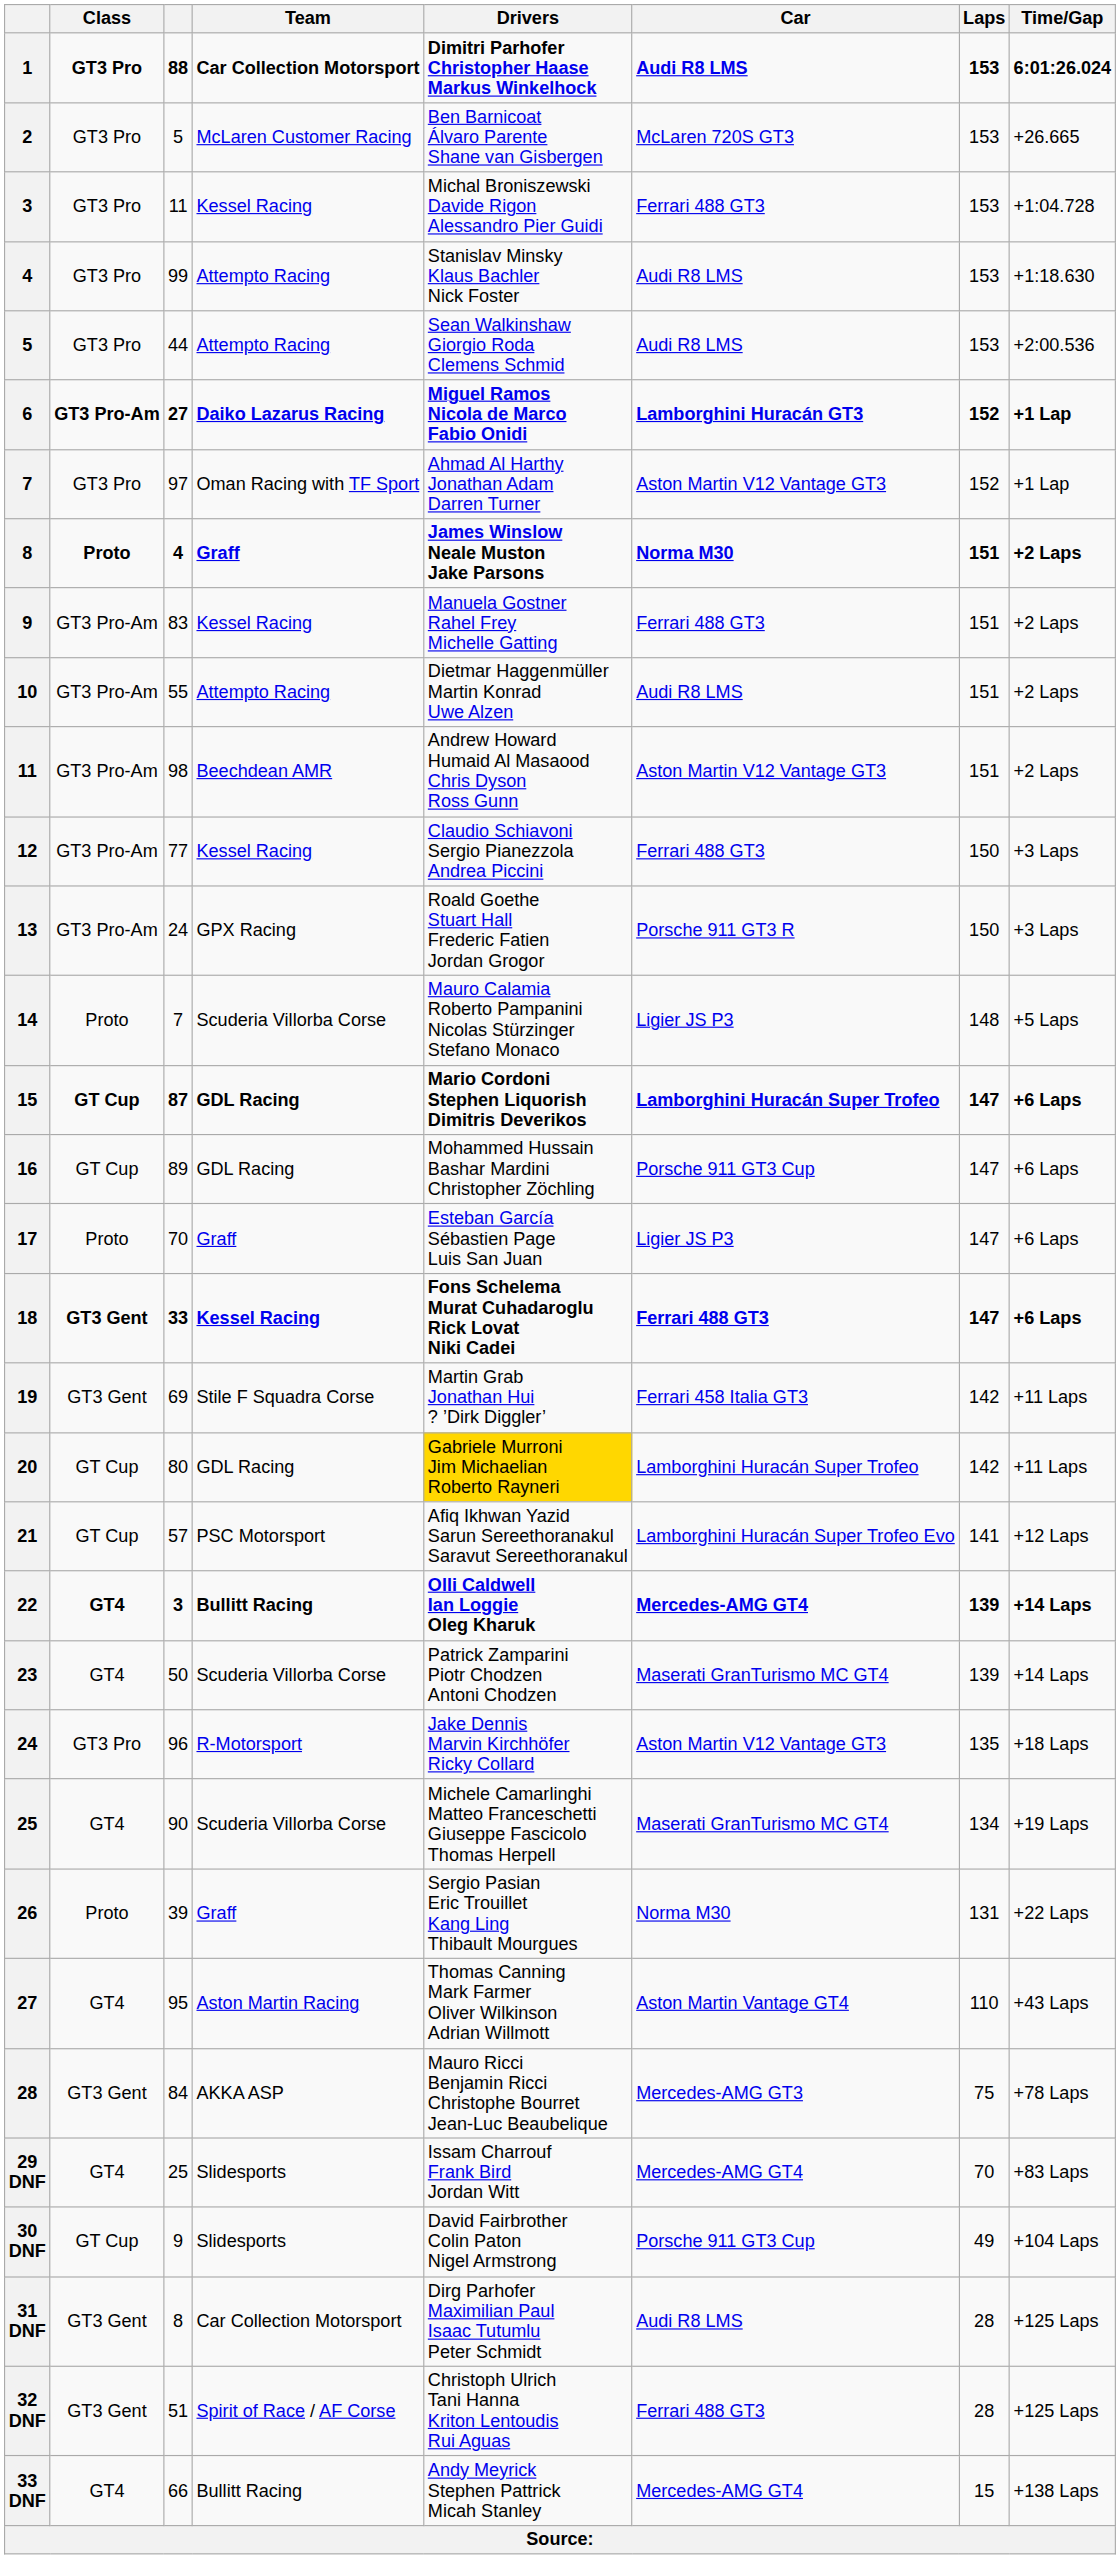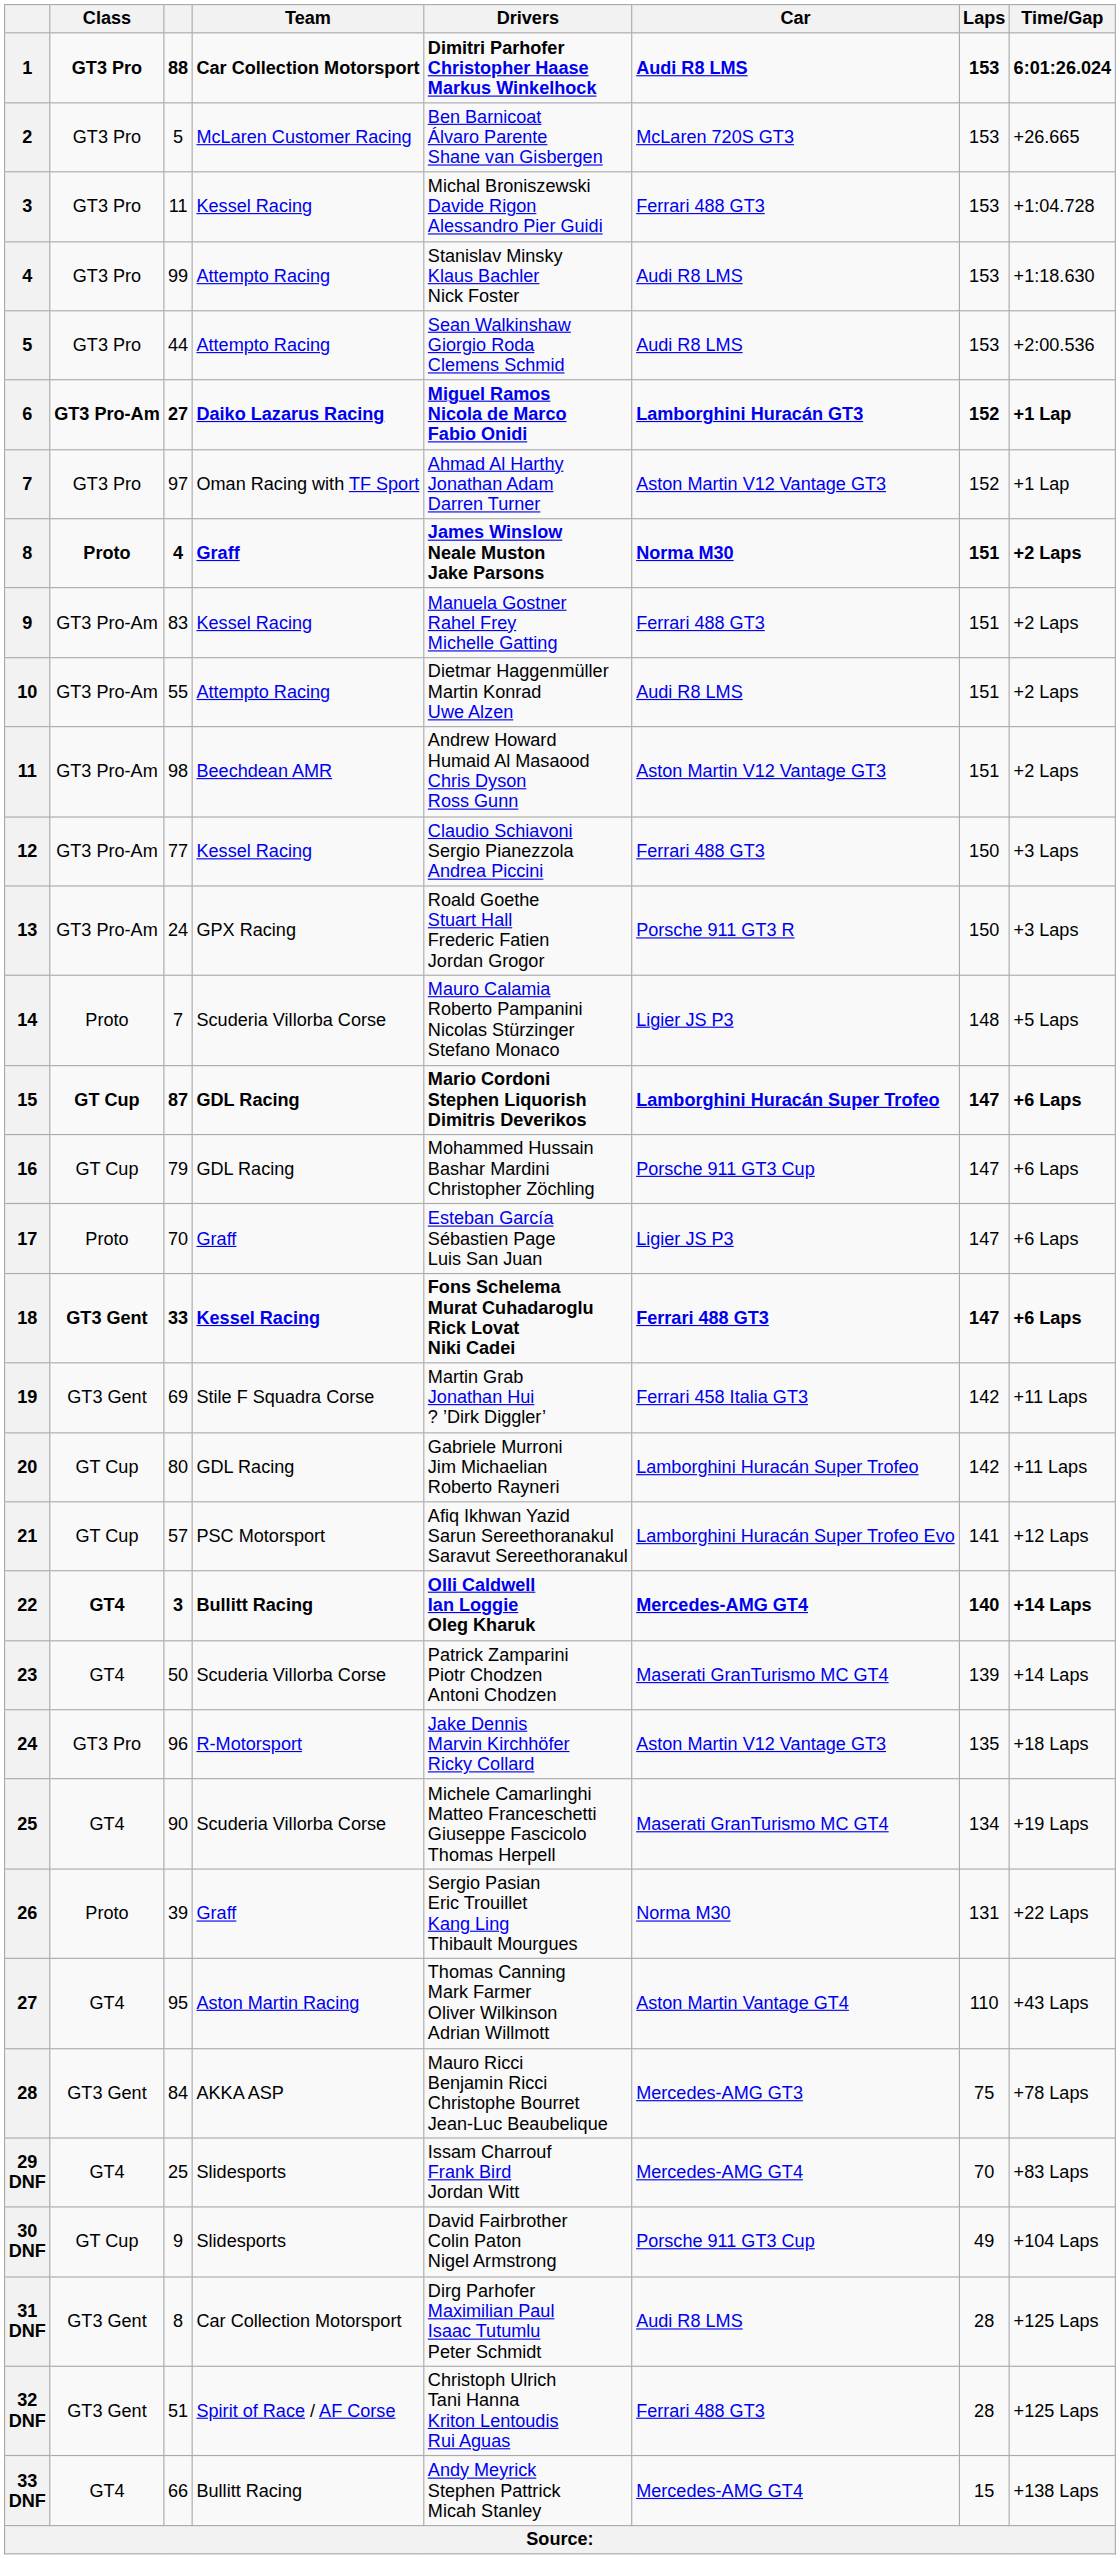(178, 1169) 89 -> (178, 1169) 79
(495, 1466) gold background -> (495, 1466) no background
(984, 1605) 139 -> (984, 1605) 140
